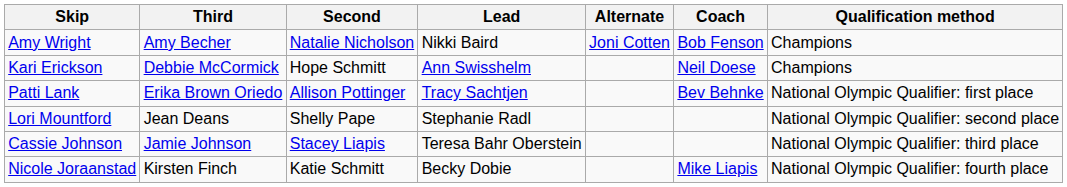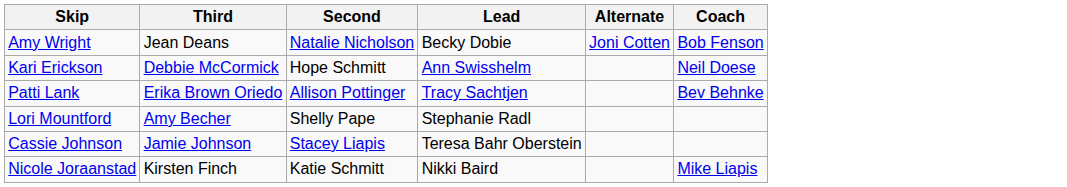- column: (915, 17)
(187, 42) Amy Becher -> (186, 42) Jean Deans
(460, 42) Nikki Baird -> (467, 42) Becky Dobie
(186, 118) Jean Deans -> (187, 118) Amy Becher
(467, 169) Becky Dobie -> (460, 169) Nikki Baird
